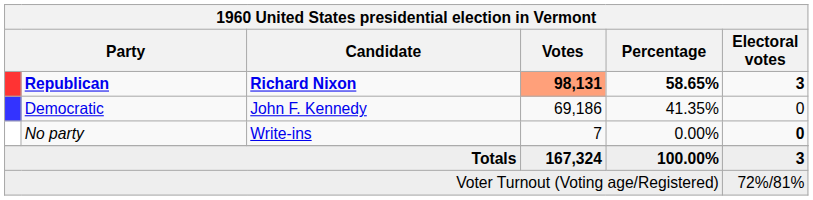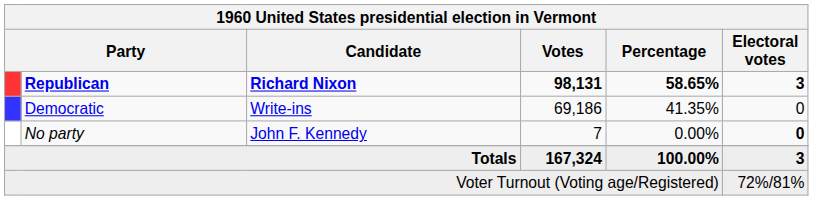(578, 84) lightsalmon background -> (578, 84) no background
(309, 109) John F. Kennedy -> (281, 109) Write-ins
(281, 134) Write-ins -> (309, 134) John F. Kennedy
